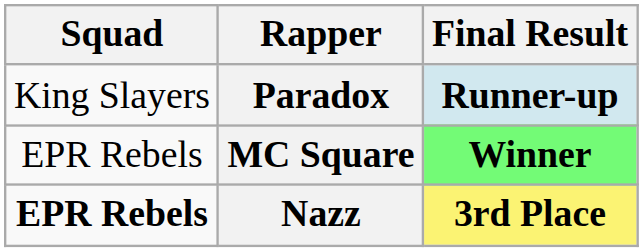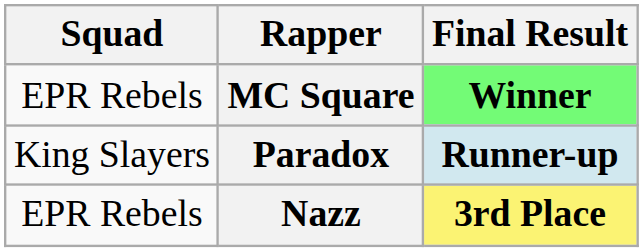rows swapped: (321, 154) <-> (321, 94)
(112, 214) bold -> (112, 214) normal
